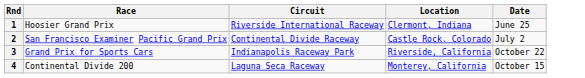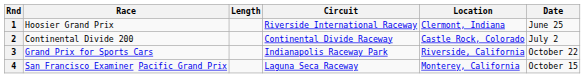+ column: (246, 11)
(126, 38) San Francisco Examiner Pacific Grand Prix -> (79, 38) Continental Divide 200
(79, 66) Continental Divide 200 -> (126, 66) San Francisco Examiner Pacific Grand Prix
